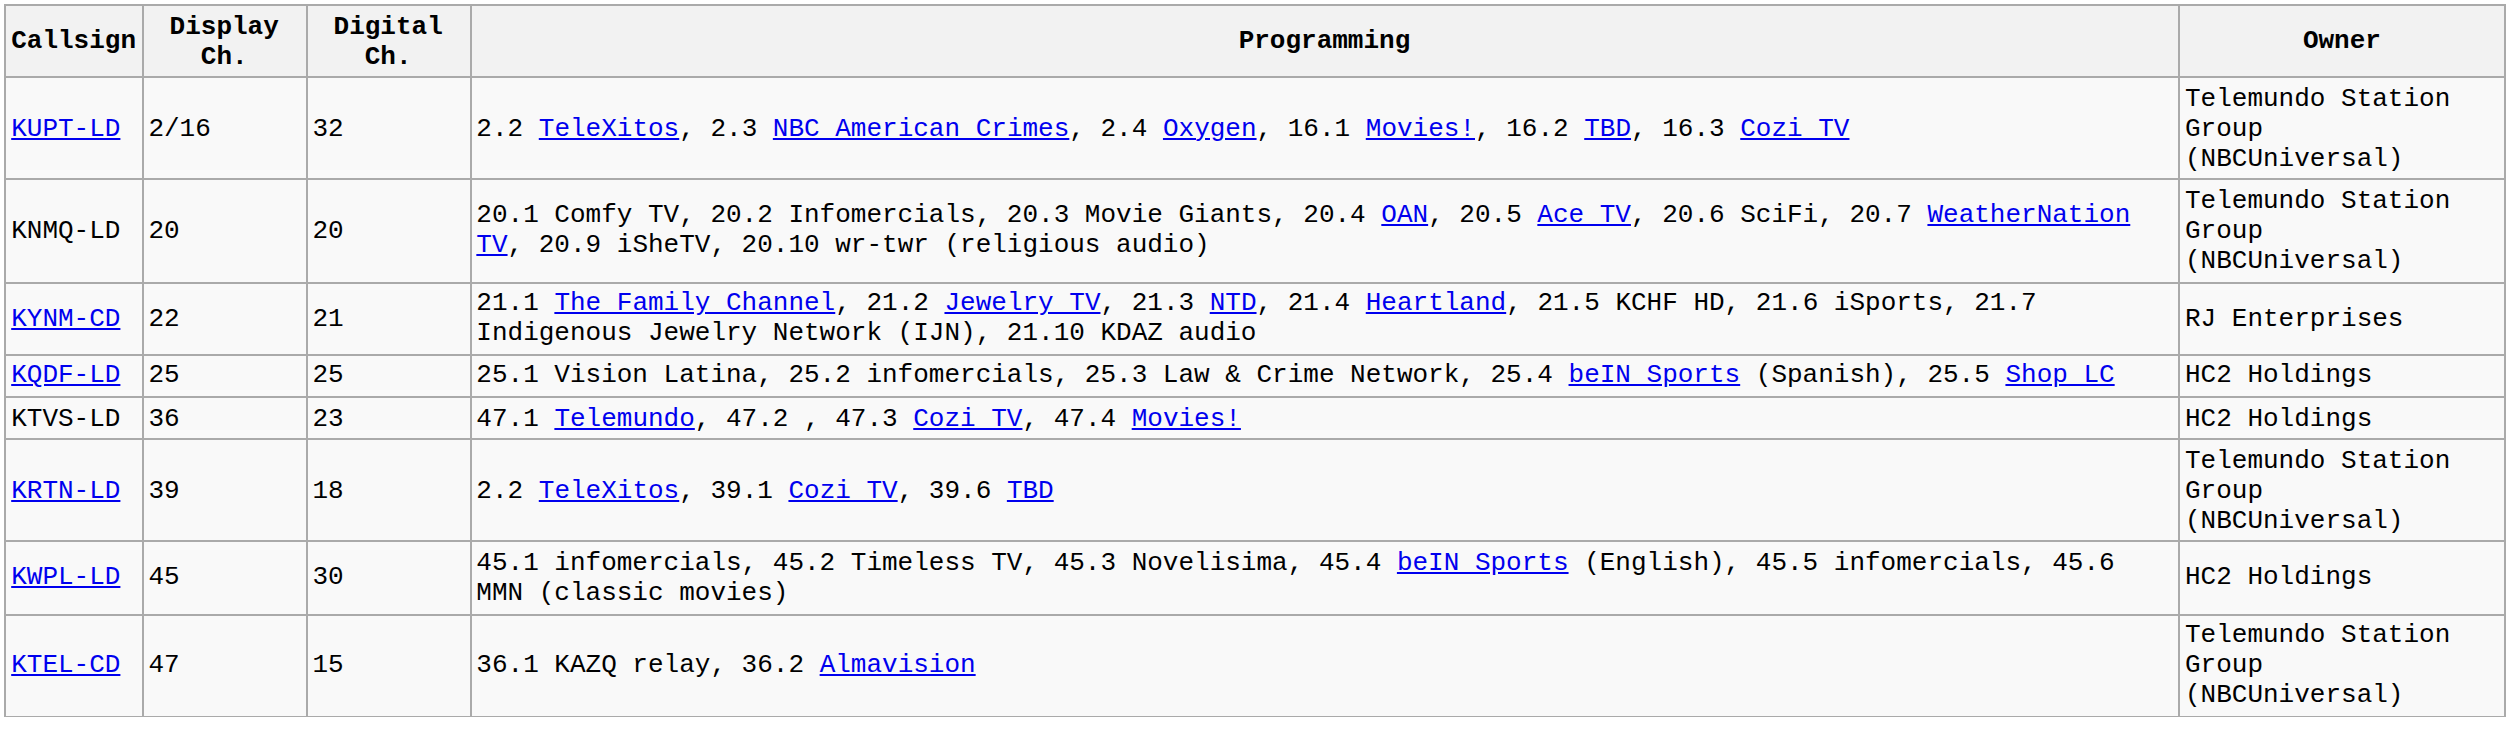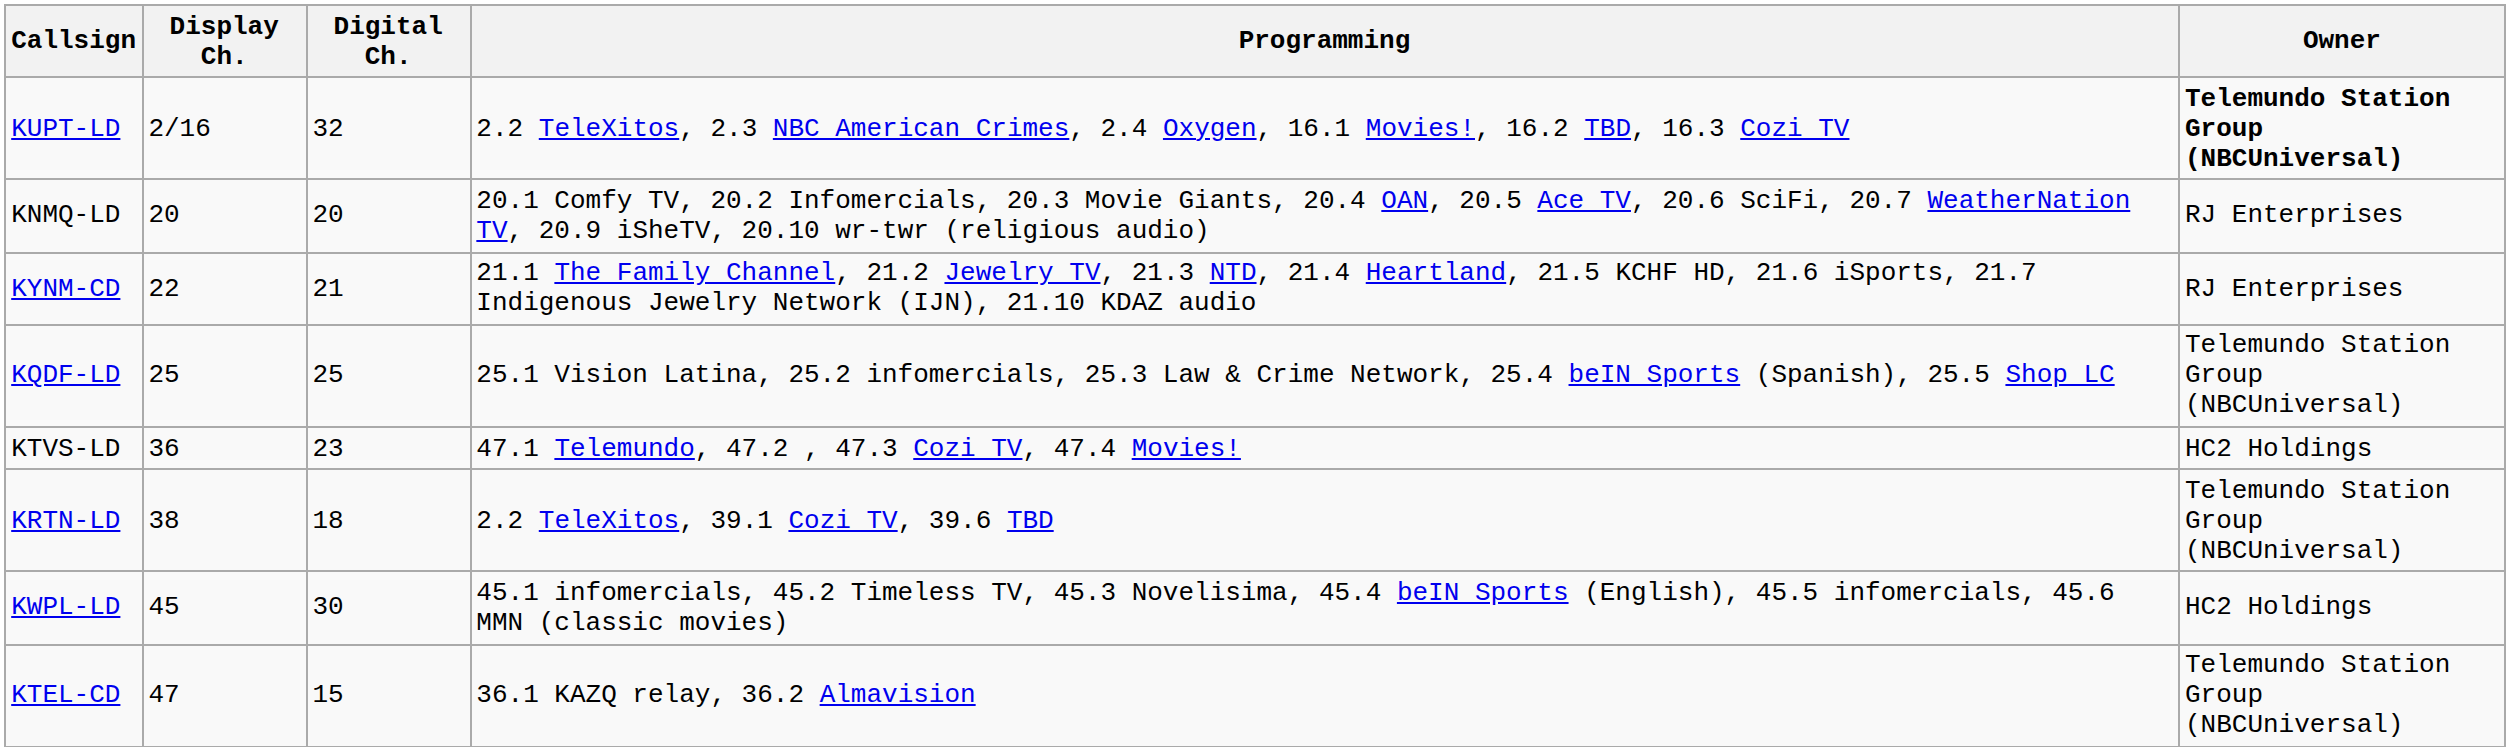(2318, 129) normal -> (2318, 129) bold
(2318, 231) Telemundo Station Group (NBCUniversal) -> (2294, 216) RJ Enterprises
(2279, 376) HC2 Holdings -> (2318, 376) Telemundo Station Group (NBCUniversal)
(164, 490) 39 -> (164, 520) 38
